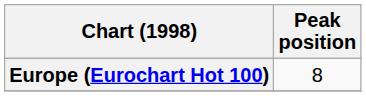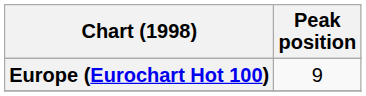(317, 74) 8 -> (317, 74) 9
